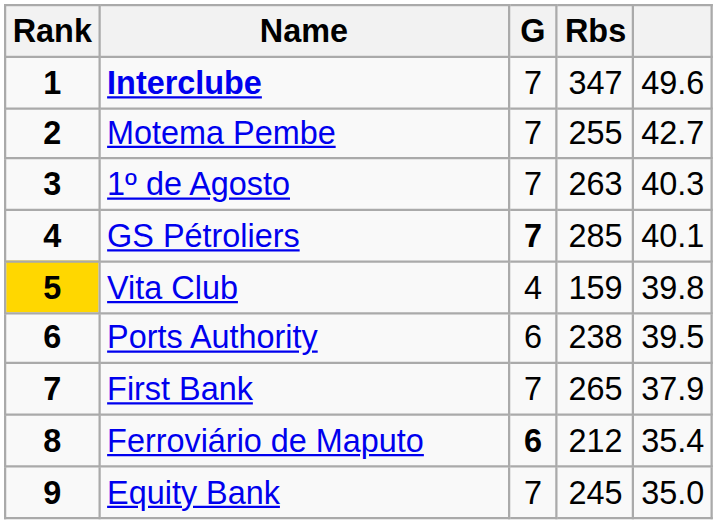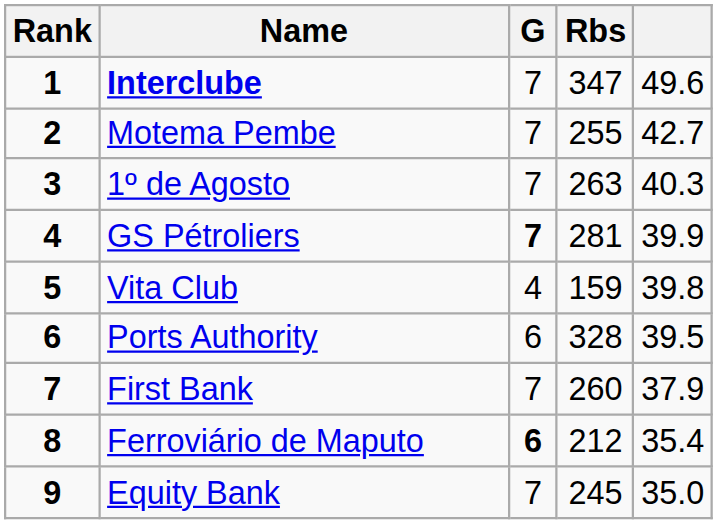(596, 236) 285 -> (596, 236) 281
(673, 236) 40.1 -> (673, 236) 39.9
(52, 287) gold background -> (52, 287) no background
(596, 338) 238 -> (596, 338) 328
(596, 389) 265 -> (596, 389) 260
